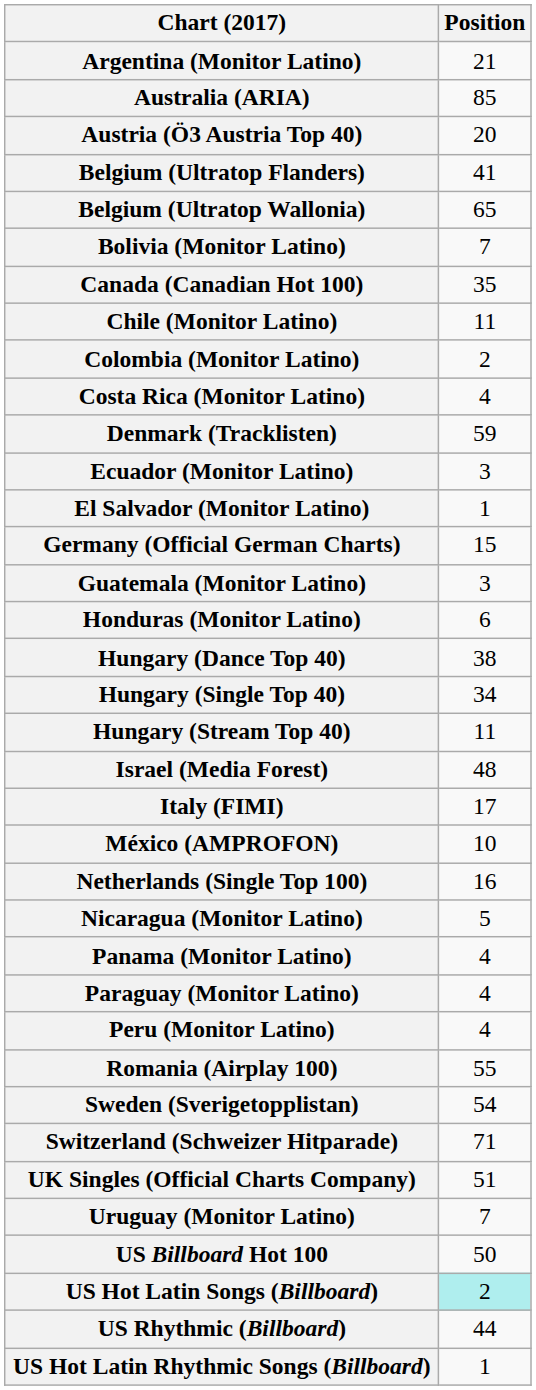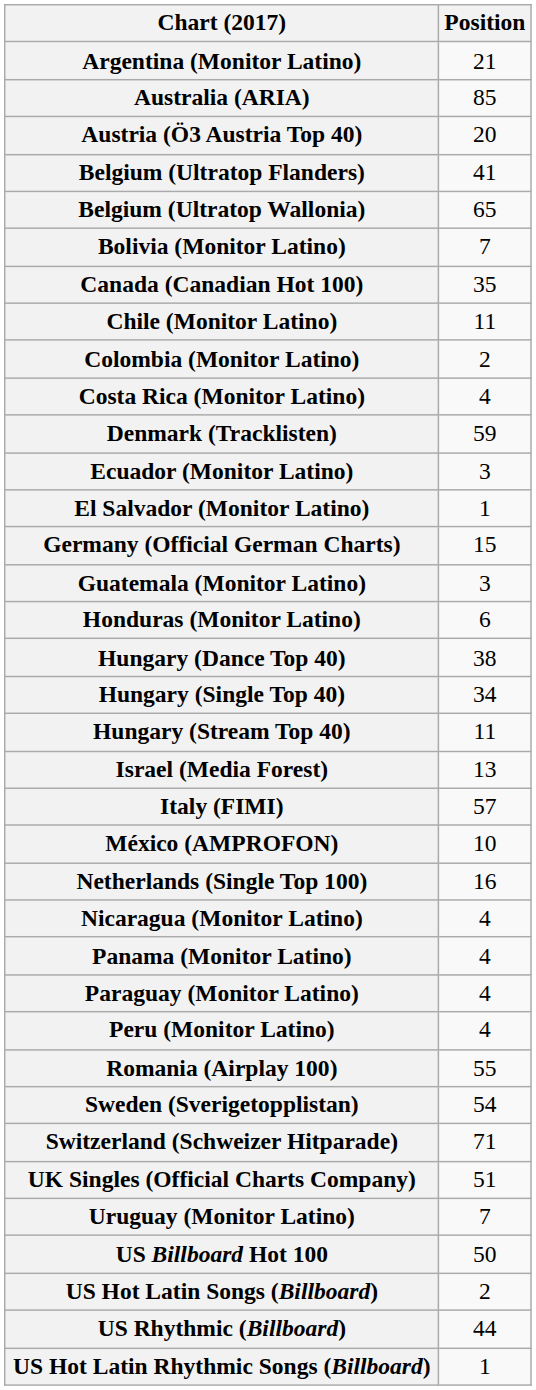(485, 769) 48 -> (485, 769) 13
(485, 806) 17 -> (485, 806) 57
(485, 918) 5 -> (485, 918) 4
(485, 1291) paleturquoise background -> (485, 1291) no background
